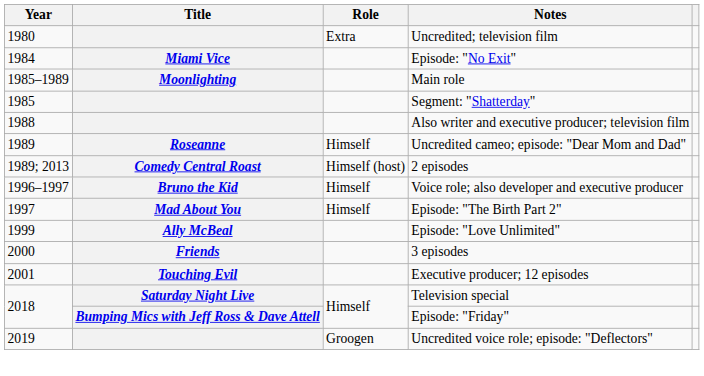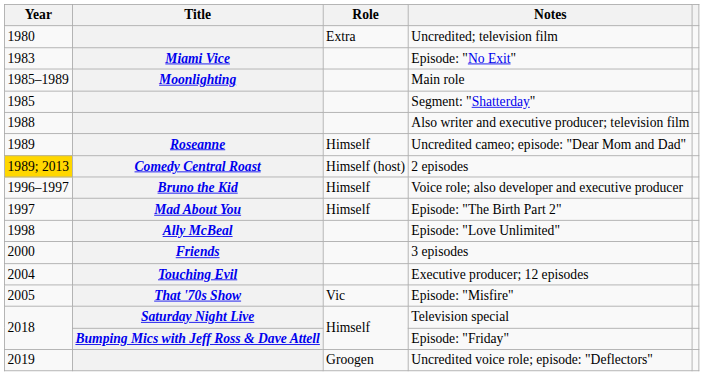(21, 58) 1984 -> (21, 58) 1983
(38, 166) no background -> (38, 166) gold background
(21, 230) 1999 -> (21, 230) 1998
(21, 274) 2001 -> (21, 274) 2004
+ row: (462, 295)
